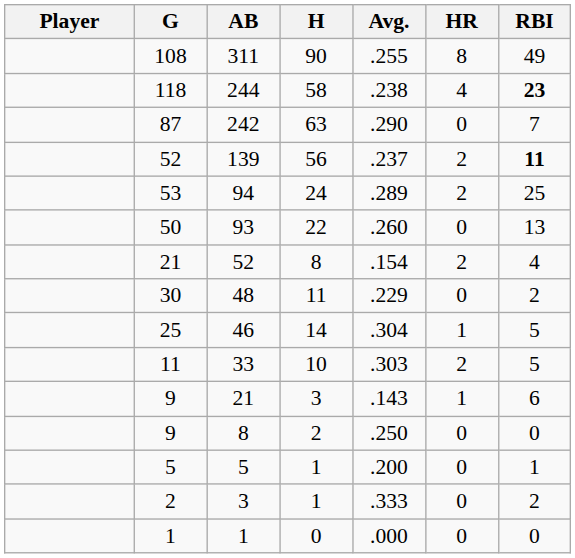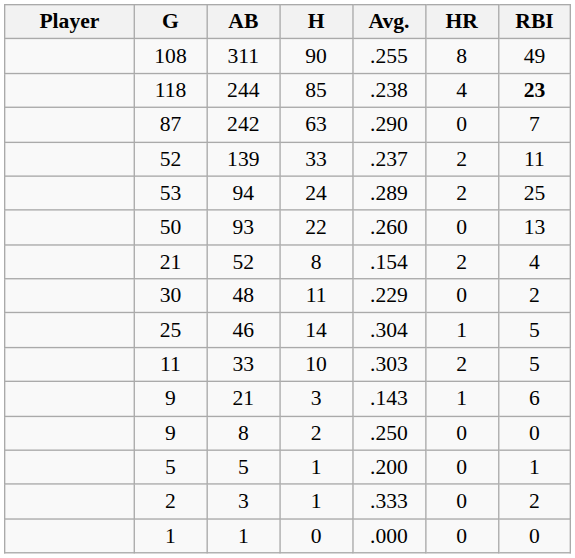(316, 90) 58 -> (316, 90) 85
(316, 158) 56 -> (316, 158) 33
(535, 158) bold -> (535, 158) normal
